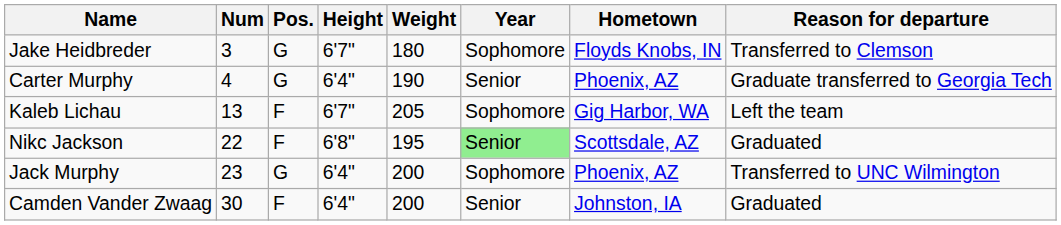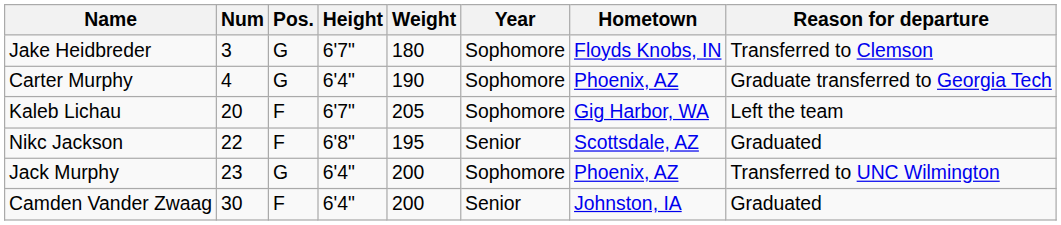(493, 81) Senior -> (515, 81) Sophomore
(232, 111) 13 -> (232, 111) 20
(493, 142) lightgreen background -> (493, 142) no background
